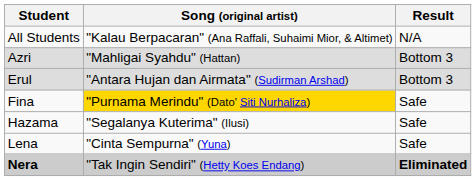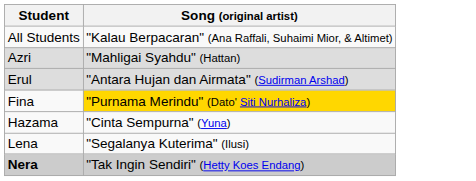- column: (433, 16)
(168, 122) "Segalanya Kuterima" (Ilusi) -> (158, 122) "Cinta Sempurna" (Yuna)
(158, 144) "Cinta Sempurna" (Yuna) -> (168, 144) "Segalanya Kuterima" (Ilusi)
